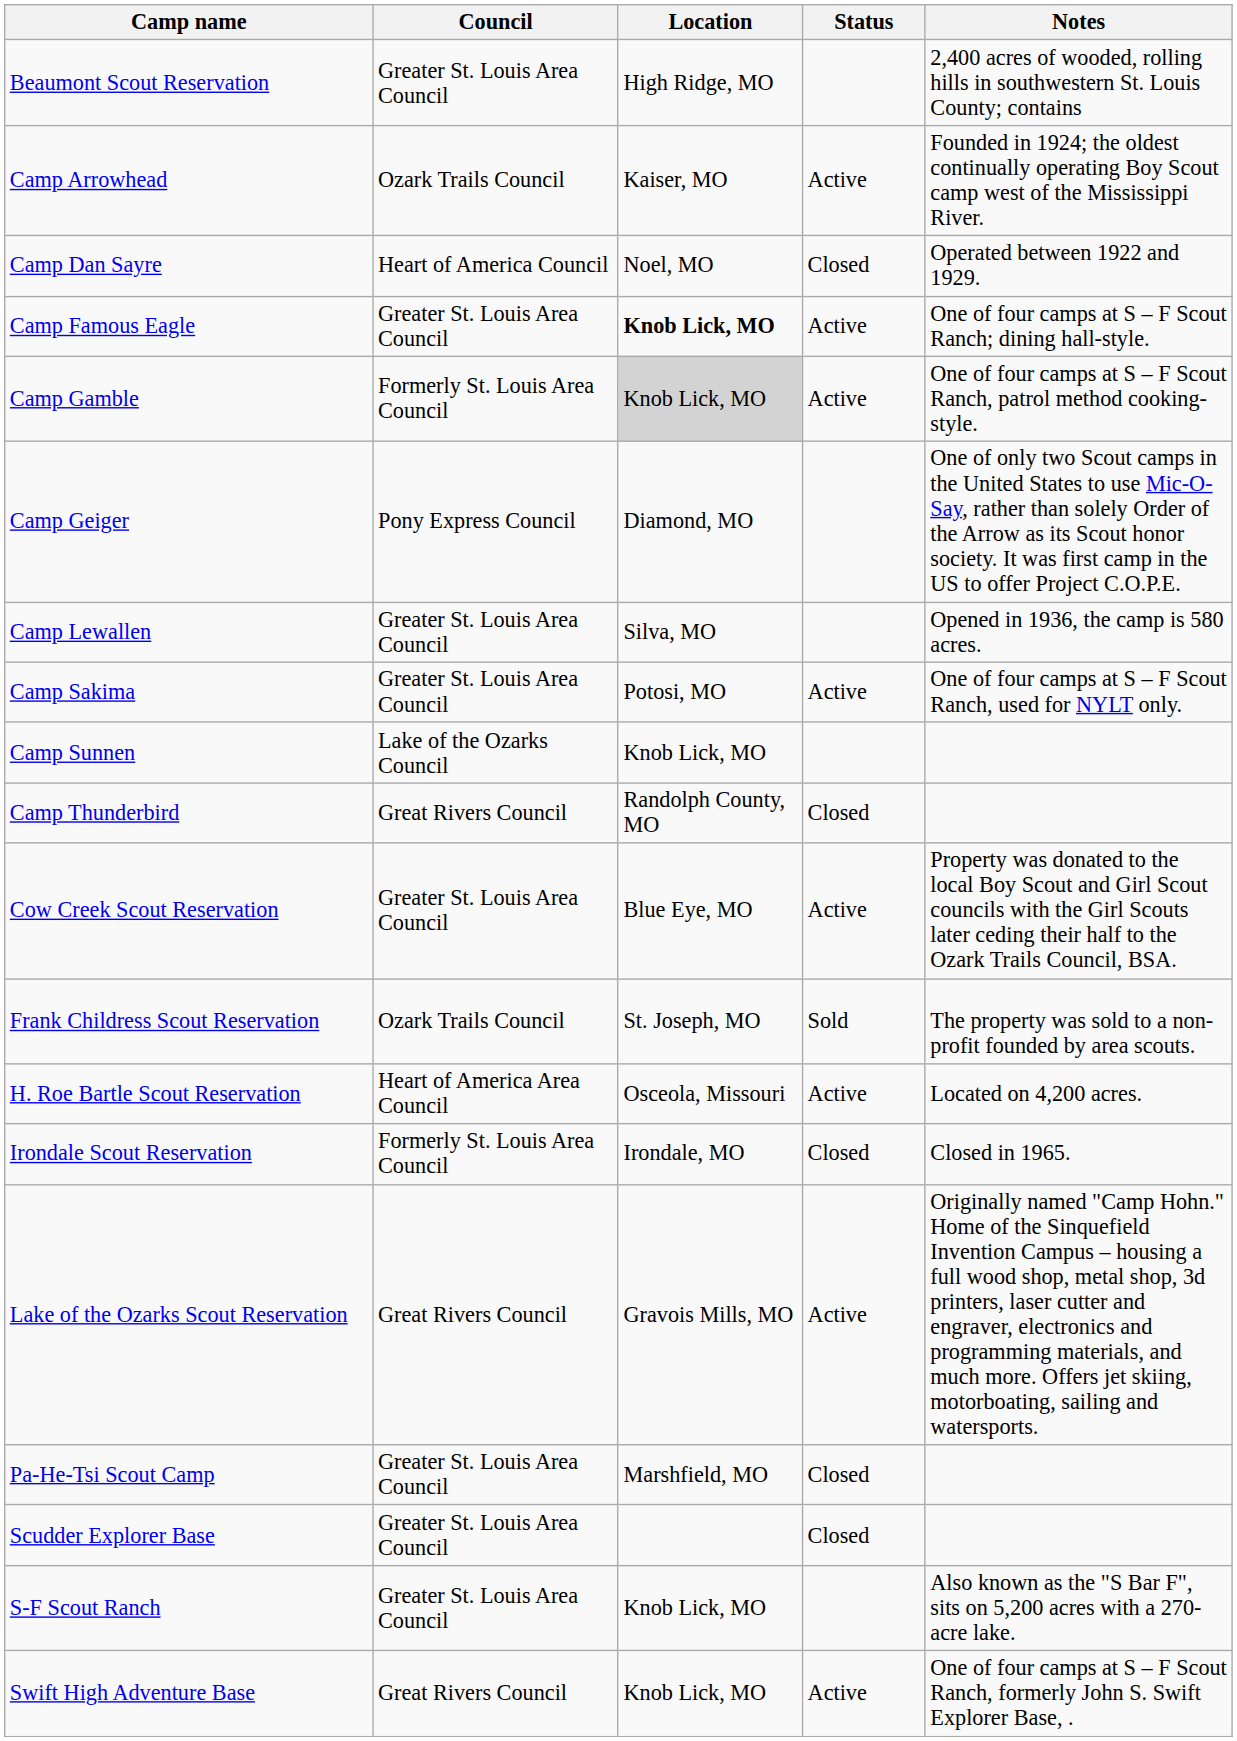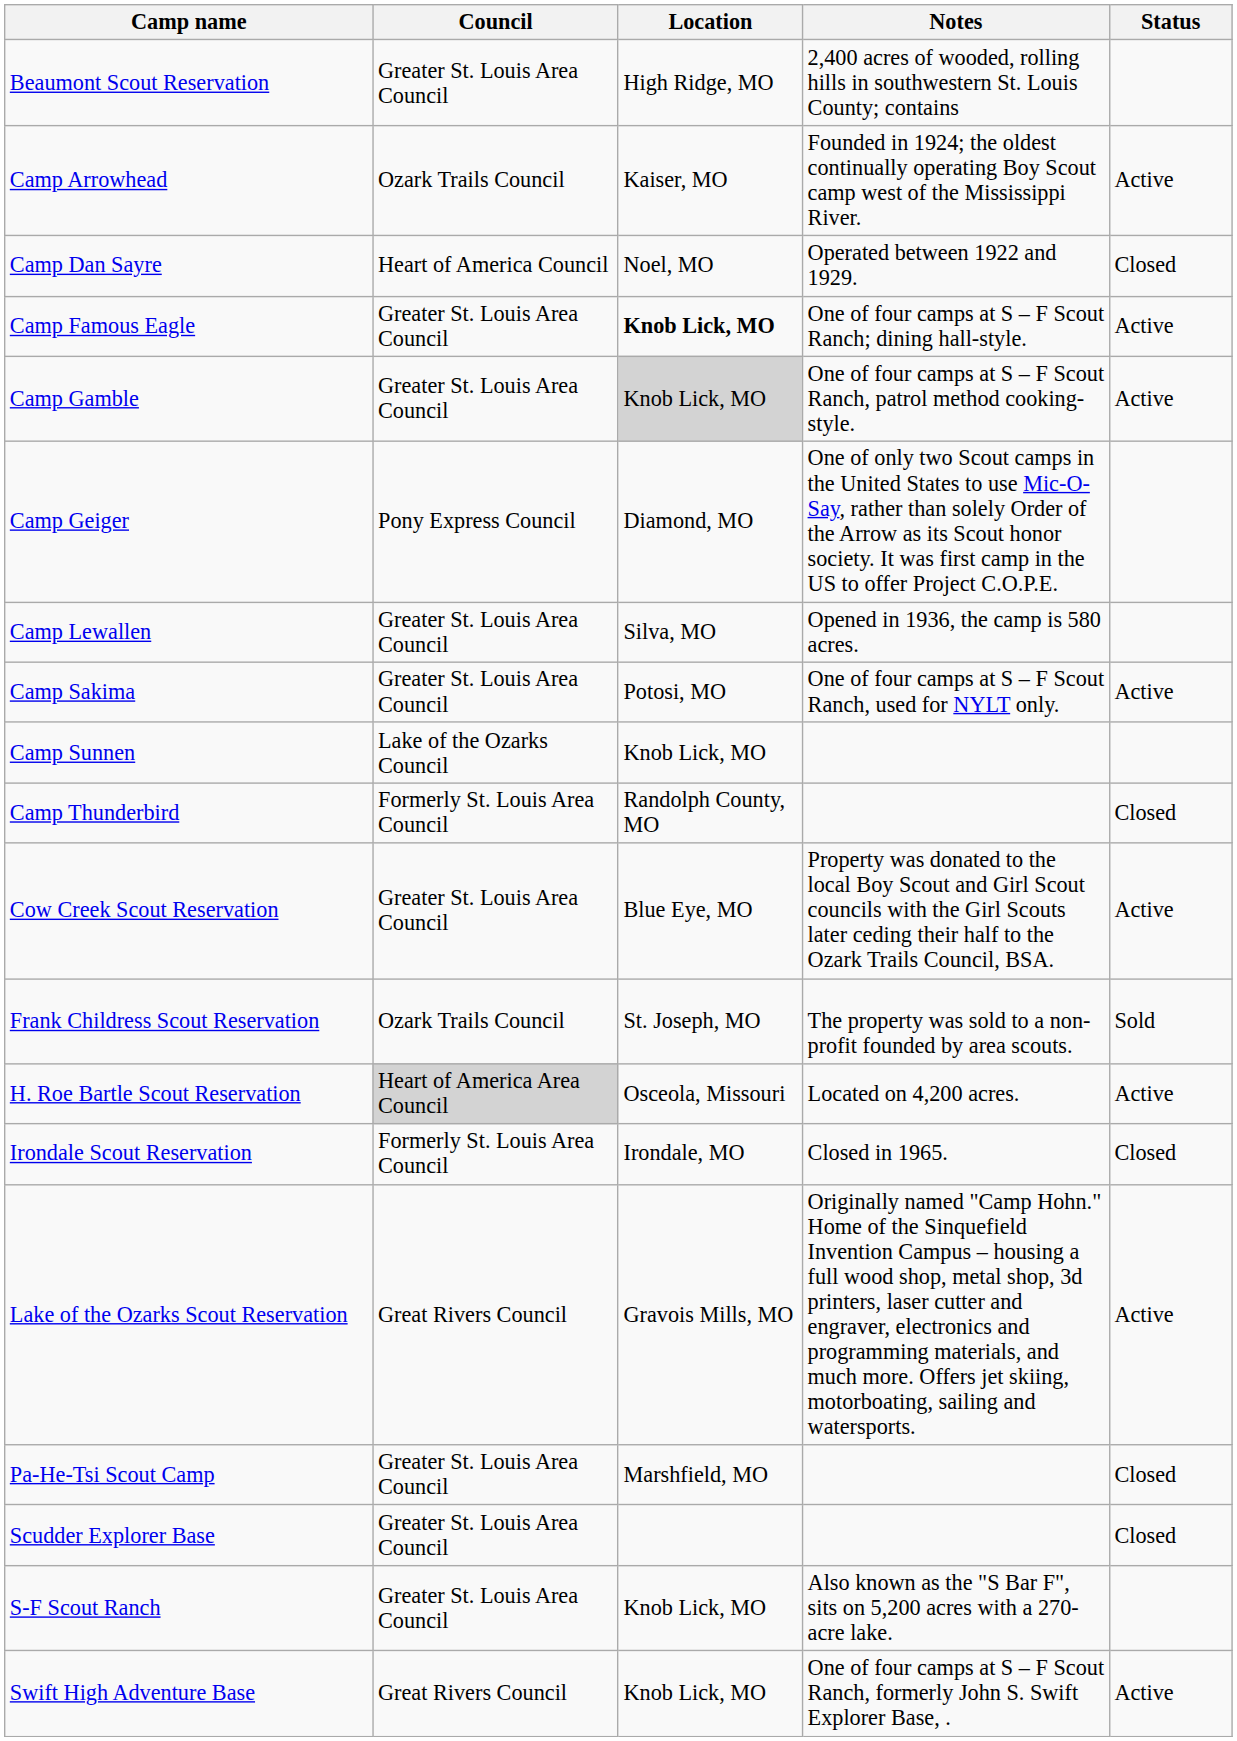columns swapped: (864, 22) <-> (1079, 22)
(486, 398) Formerly St. Louis Area Council -> (478, 398) Greater St. Louis Area Council
(473, 812) Great Rivers Council -> (486, 812) Formerly St. Louis Area Council
(479, 1093) no background -> (479, 1093) lightgrey background
